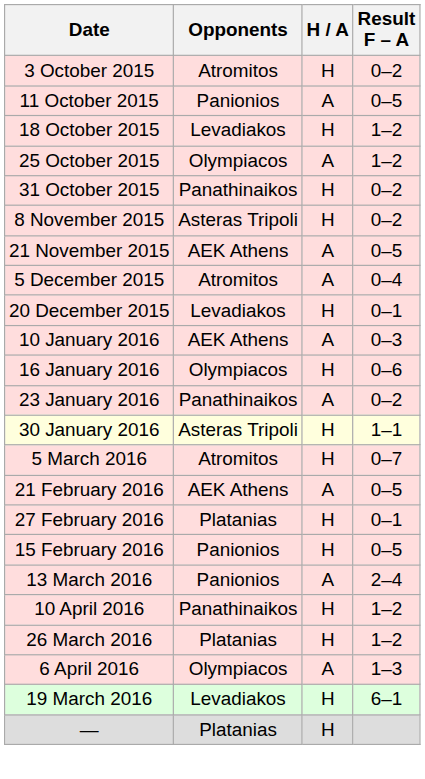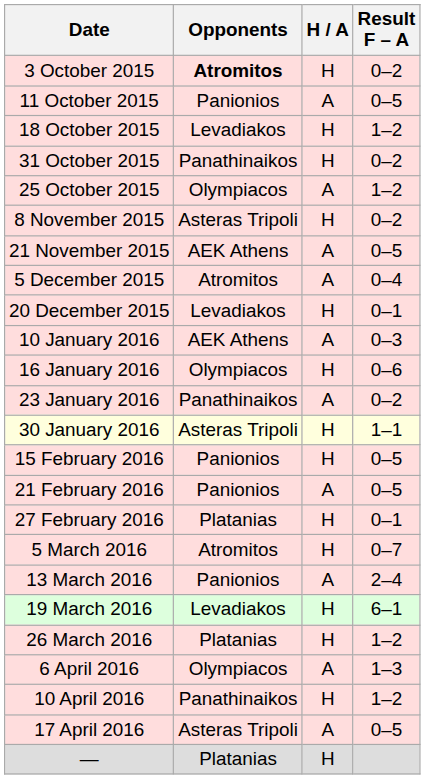(238, 70) normal -> (238, 70) bold
rows swapped: (89, 160) <-> (89, 190)
rows swapped: (89, 549) <-> (89, 459)
(238, 489) AEK Athens -> (238, 489) Panionios
rows swapped: (89, 699) <-> (89, 609)
+ row: (89, 729)
